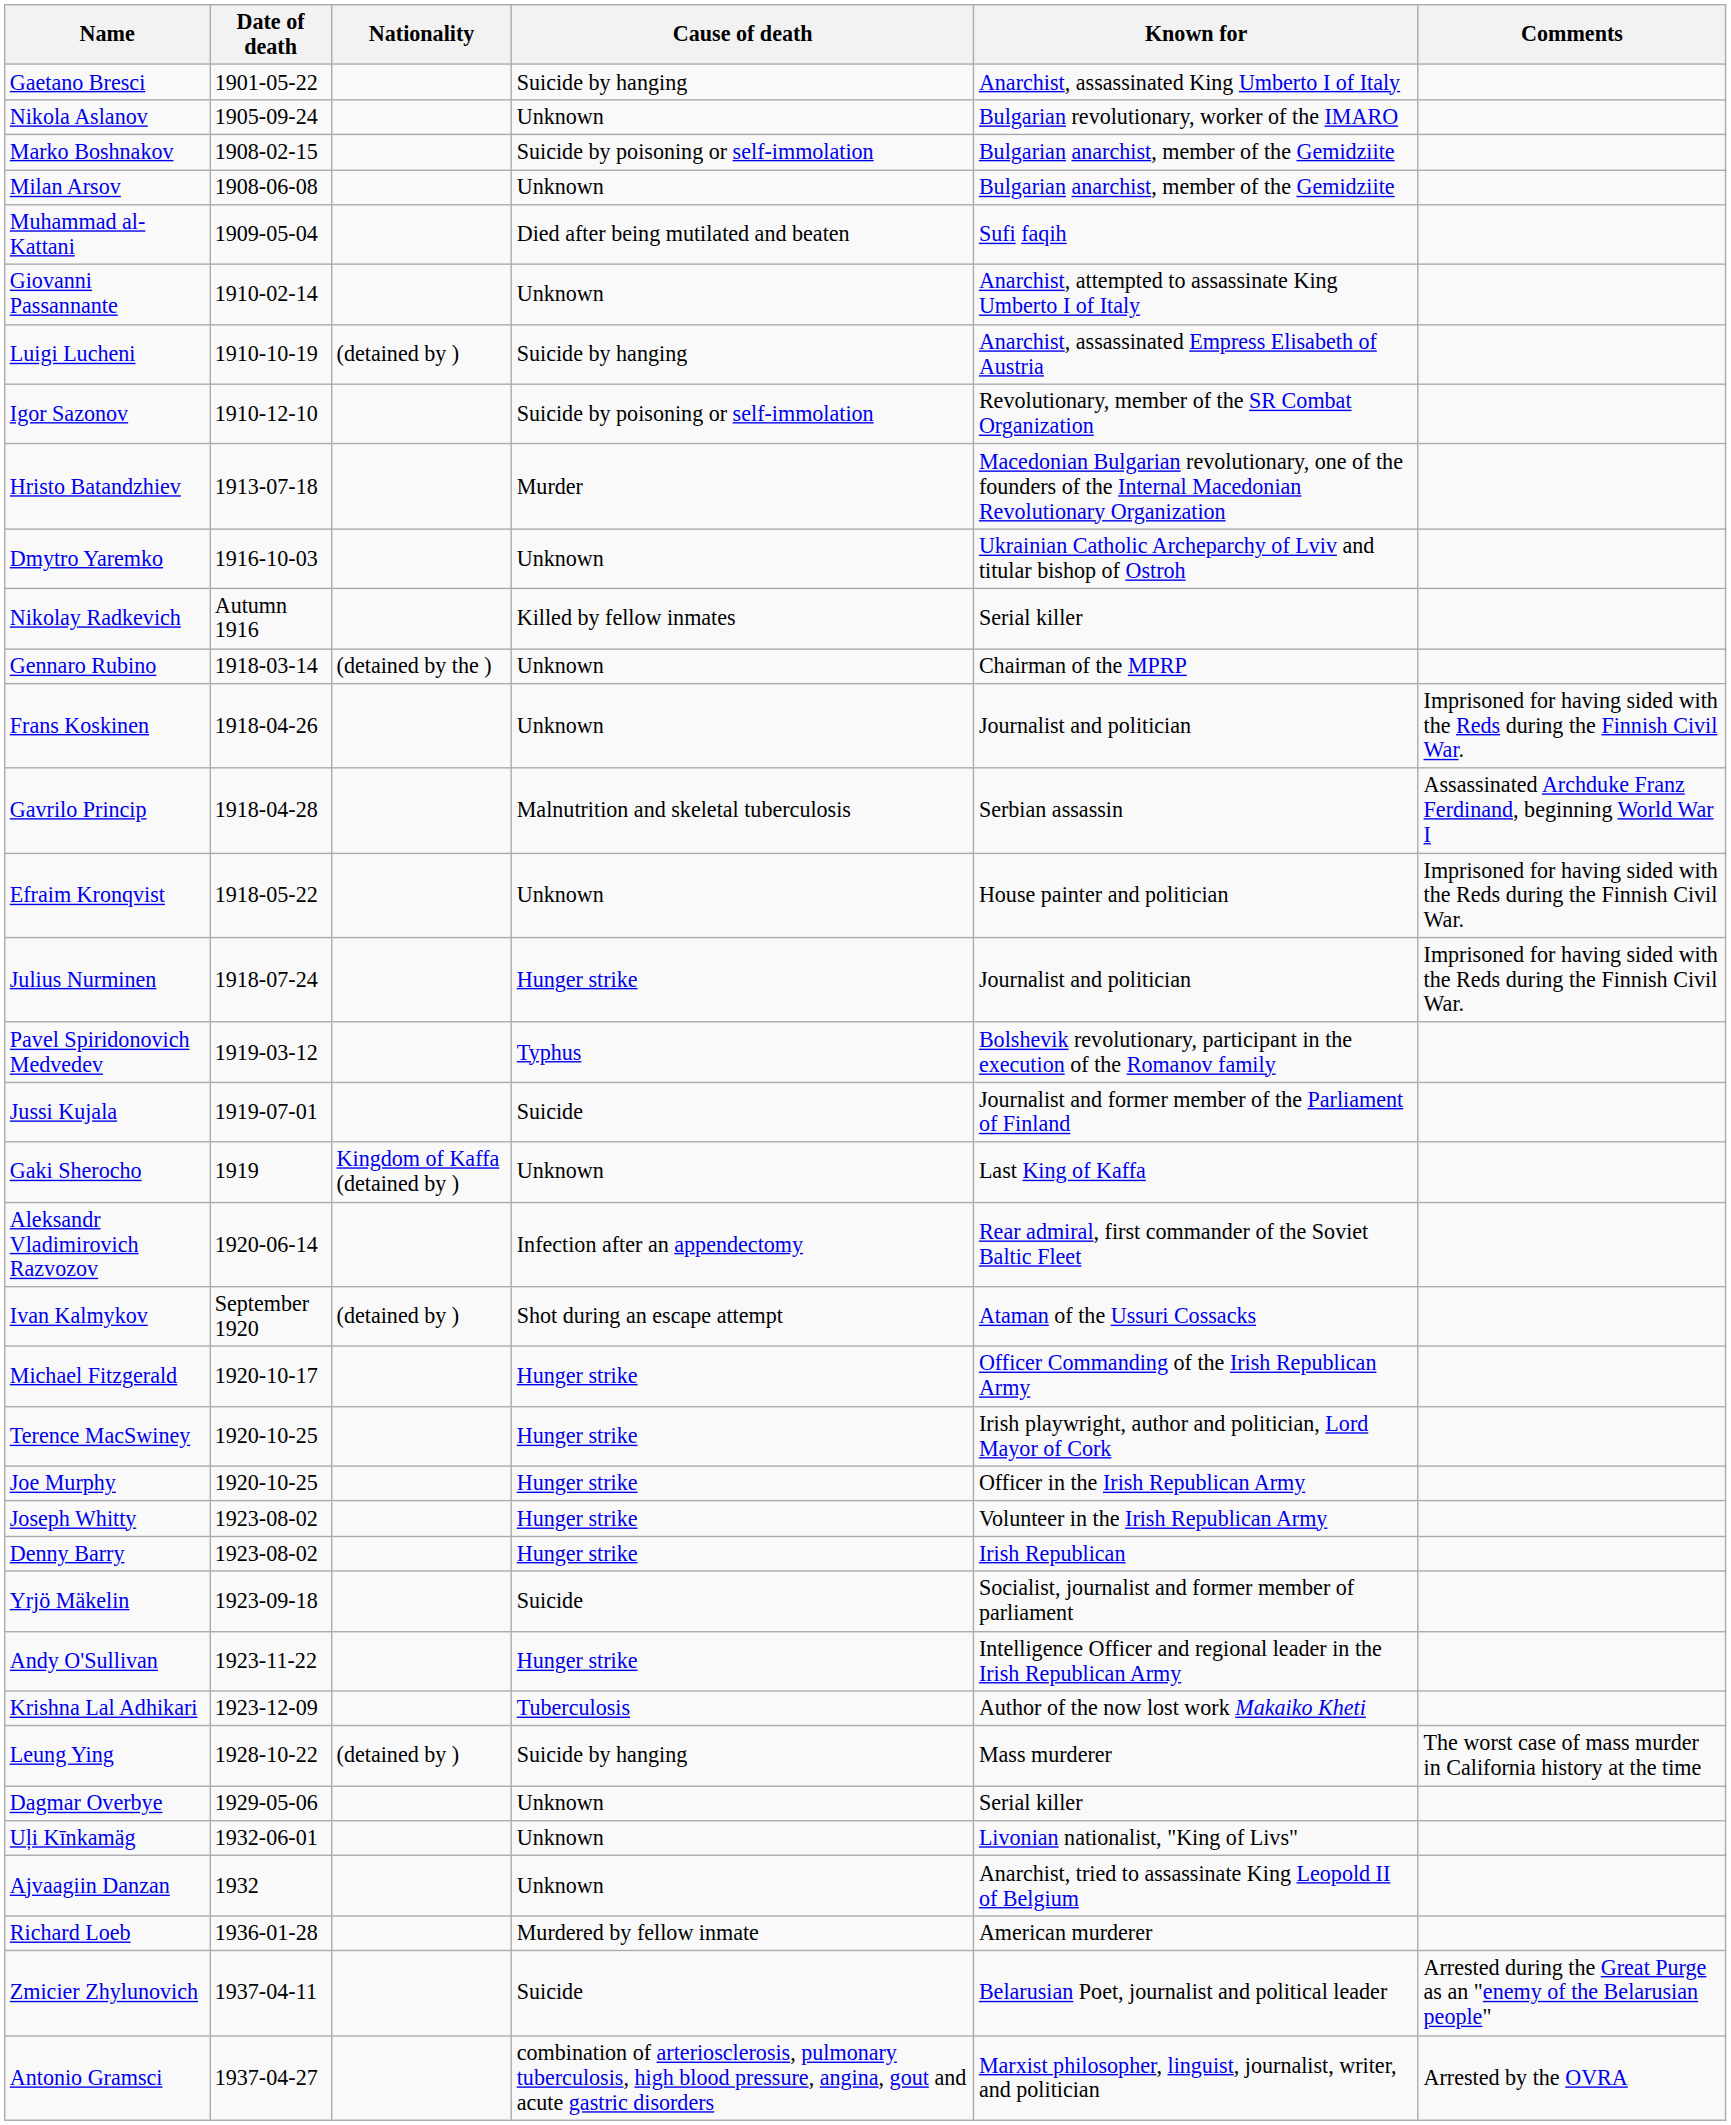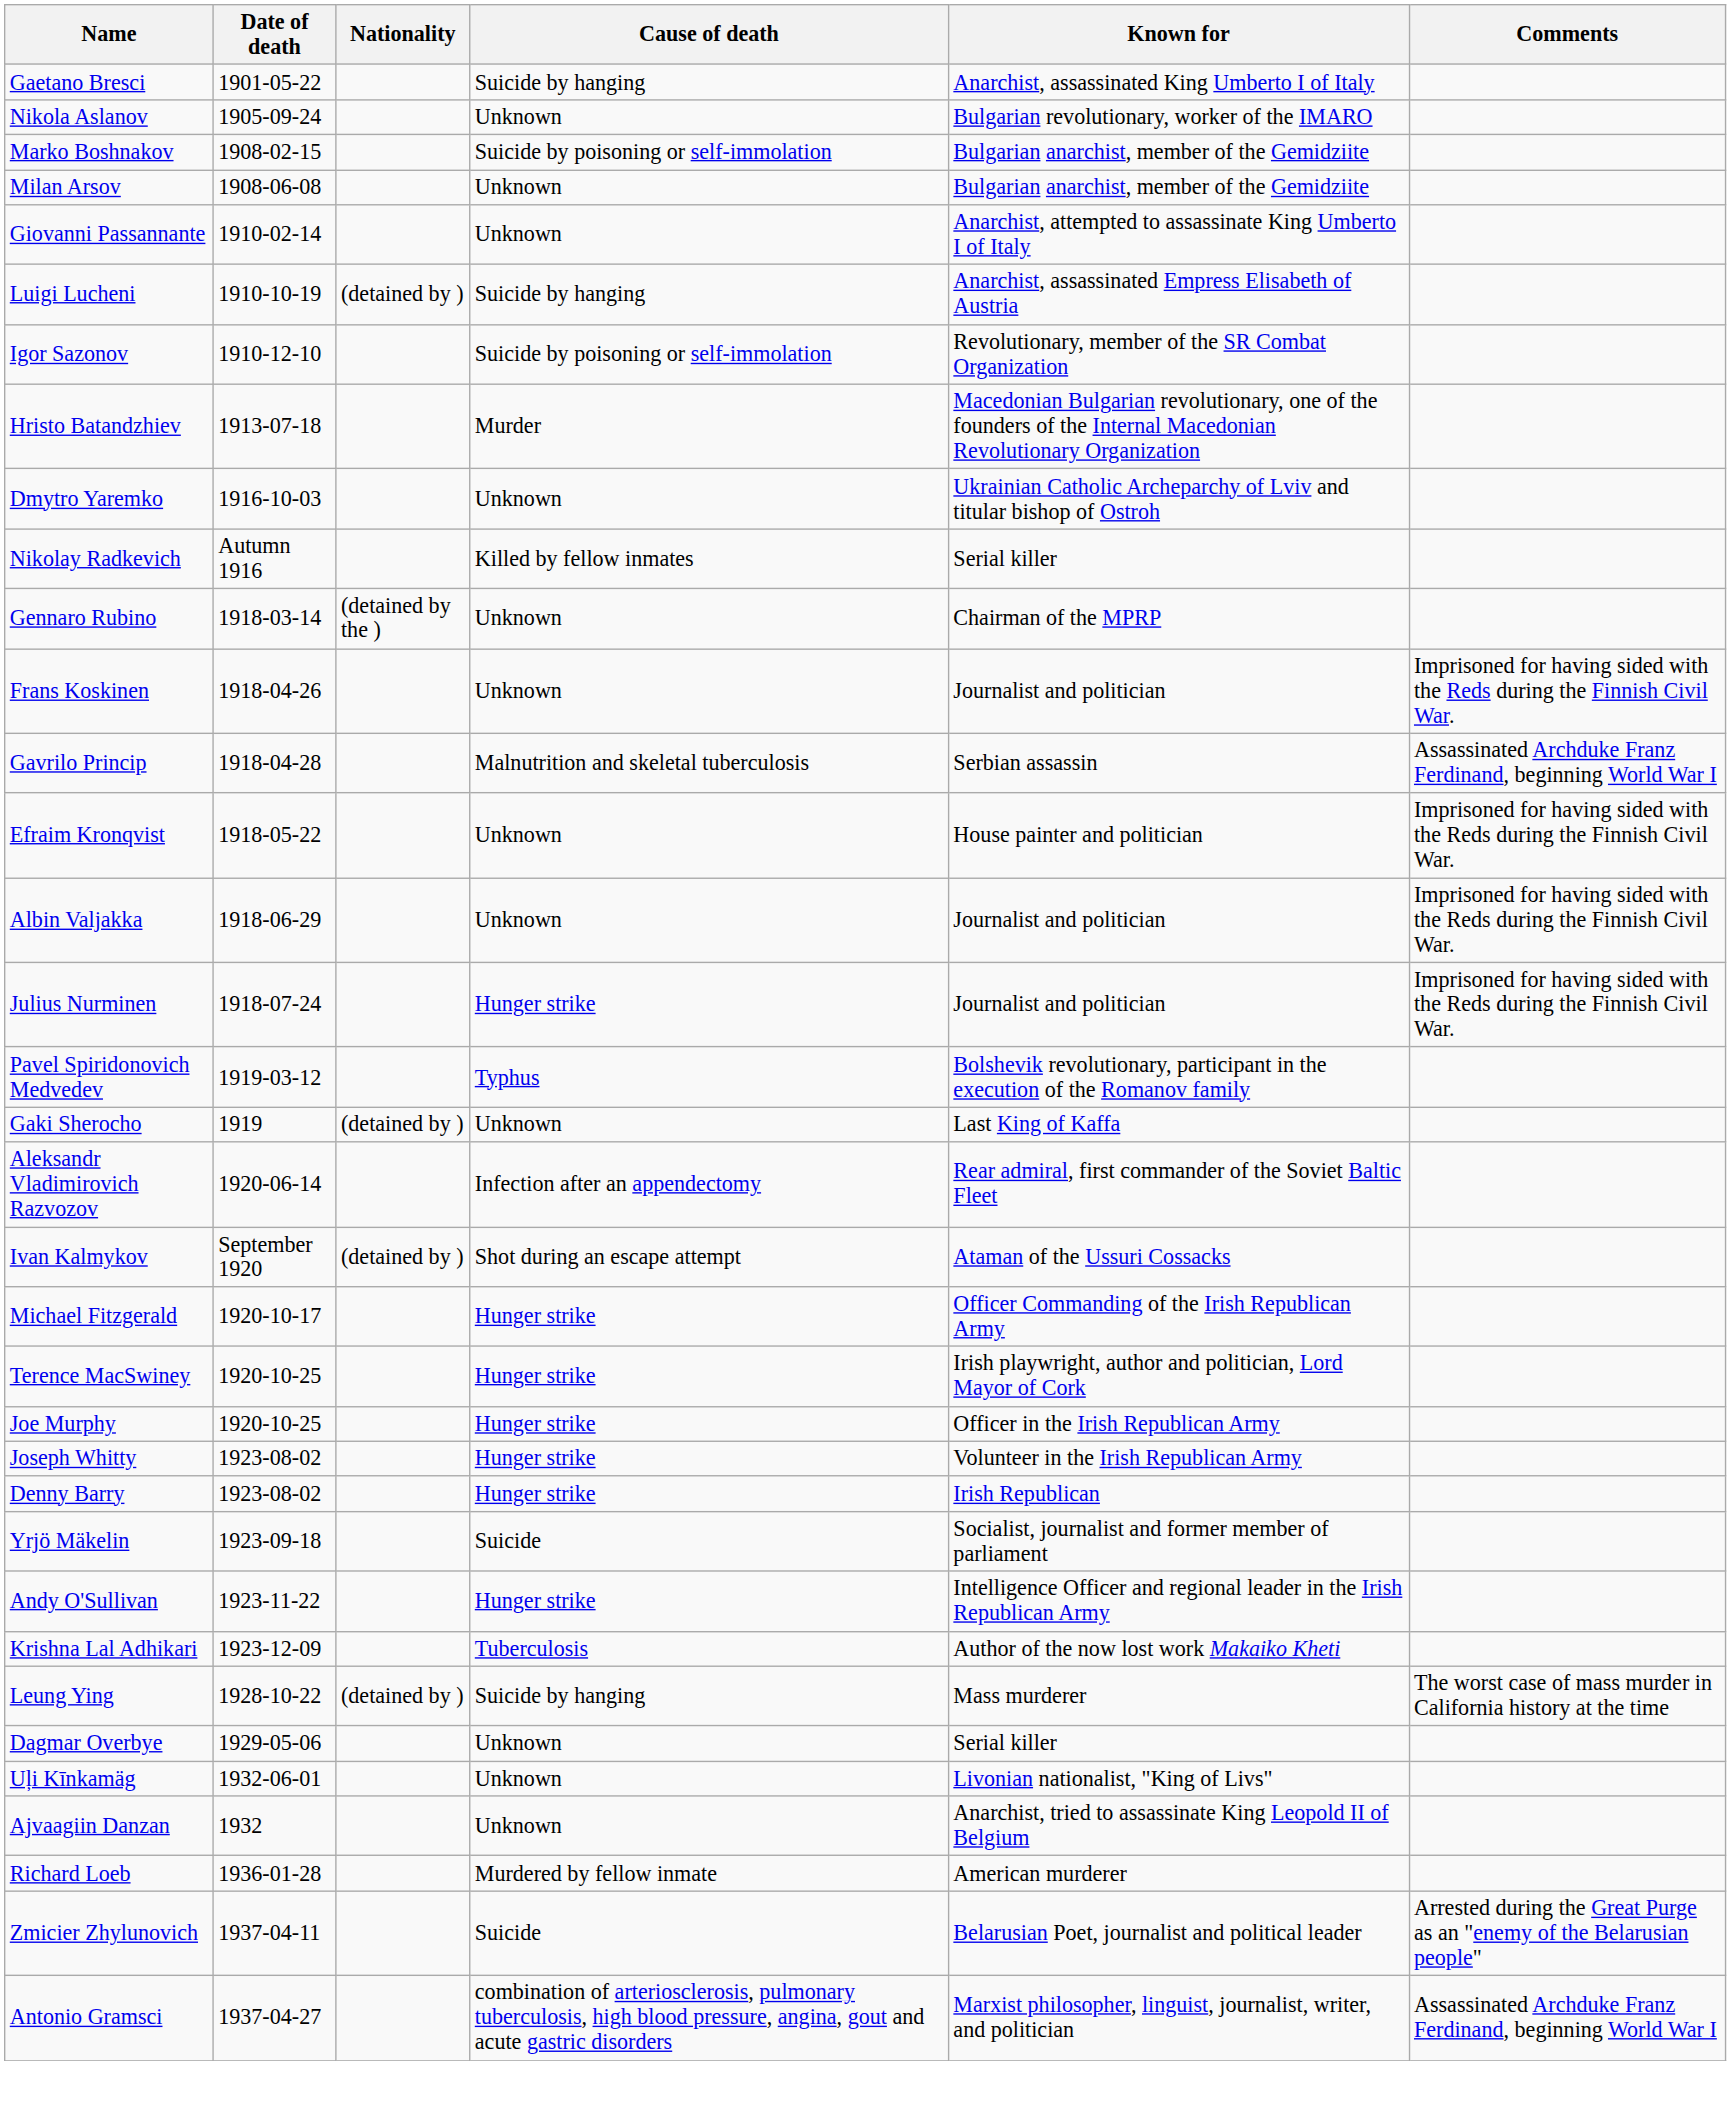- row: (78, 234)
+ row: (76, 919)
- row: (63, 1111)
(418, 1171) Kingdom of Kaffa (detained by ) -> (402, 1124) (detained by )
(1526, 2077) Arrested by the OVRA -> (1565, 2017) Assassinated Archduke Franz Ferdinand, beginning World War I
